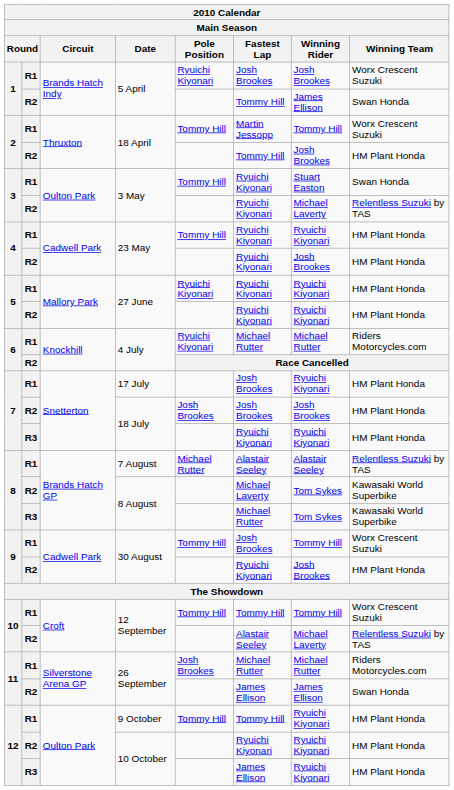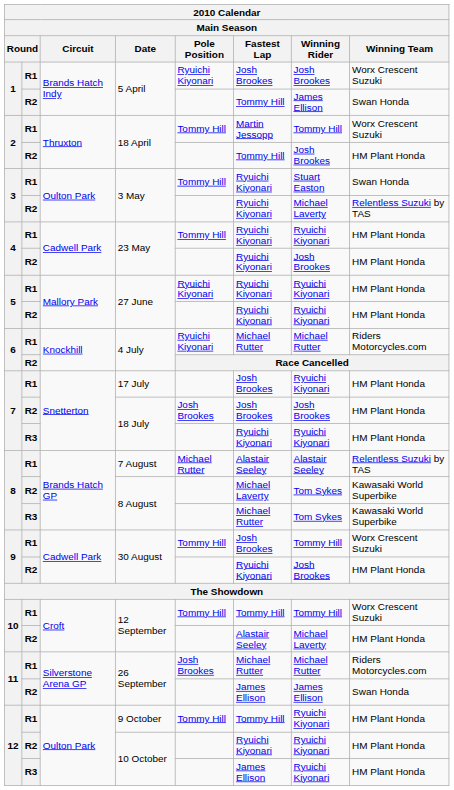(398, 638) Relentless Suzuki by TAS -> (389, 638) HM Plant Honda
